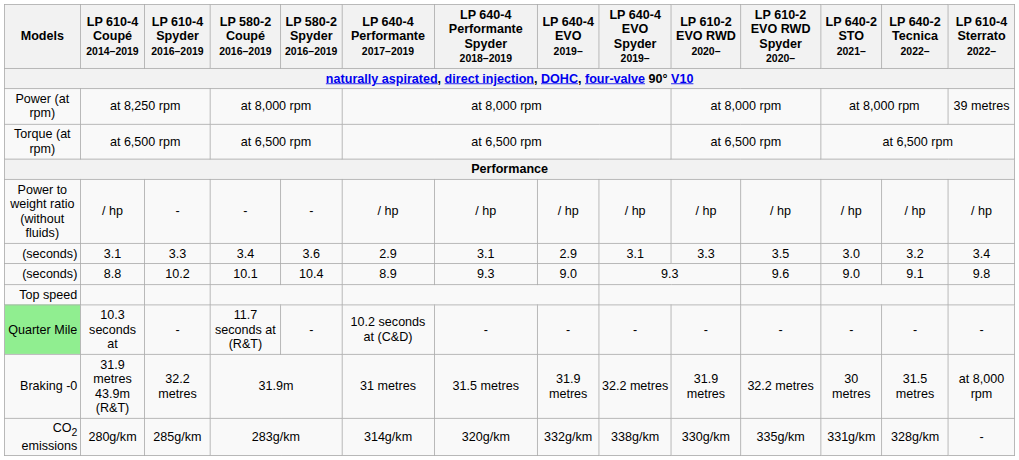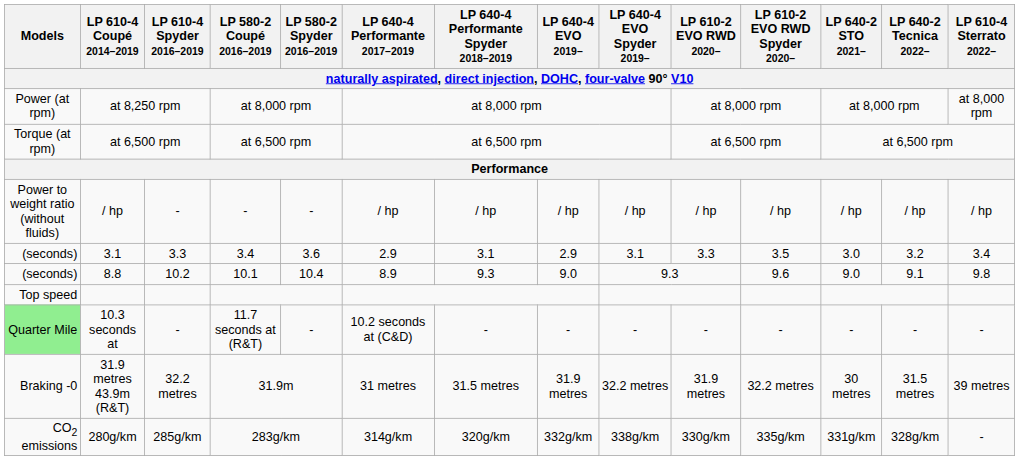(981, 106) 39 metres -> (981, 106) at 8,000 rpm
(981, 385) at 8,000 rpm -> (981, 385) 39 metres
